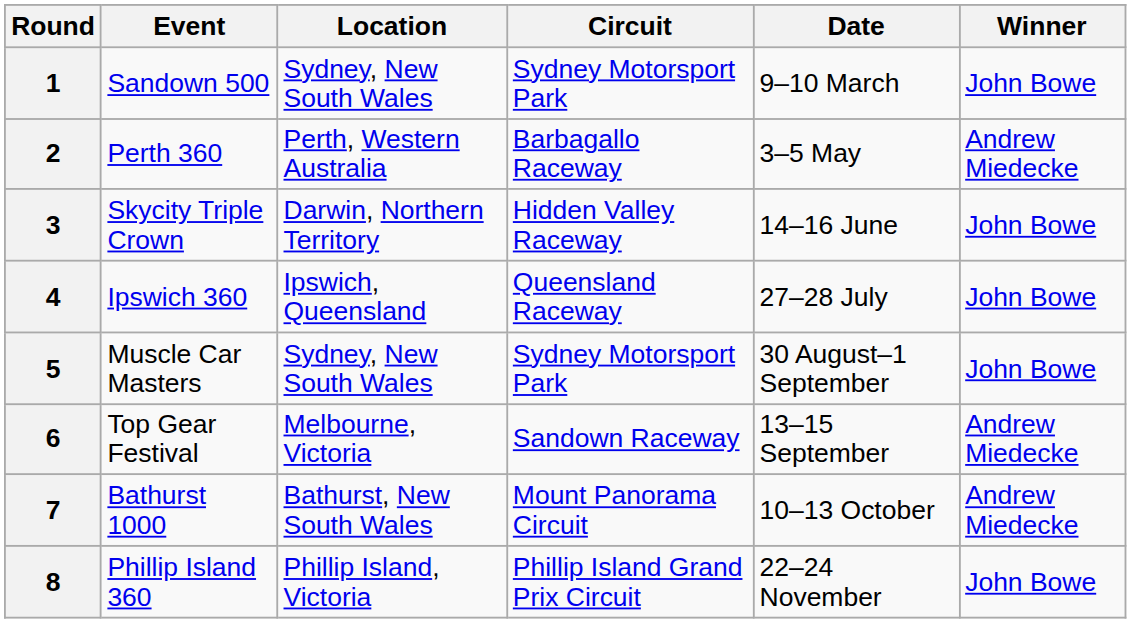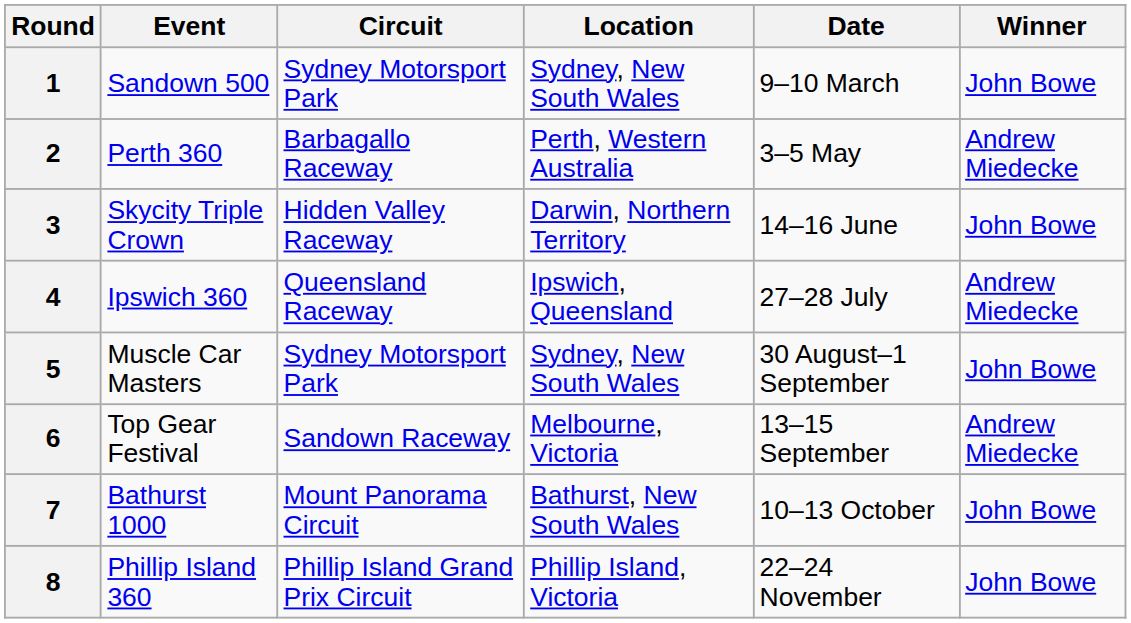columns swapped: (630, 26) <-> (392, 26)
(1031, 297) John Bowe -> (1022, 297) Andrew Miedecke
(1022, 511) Andrew Miedecke -> (1031, 511) John Bowe
